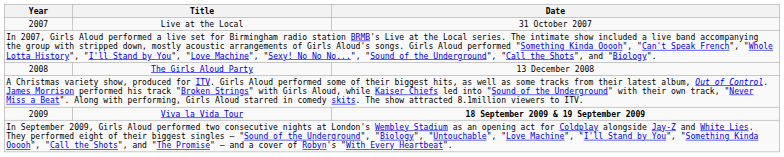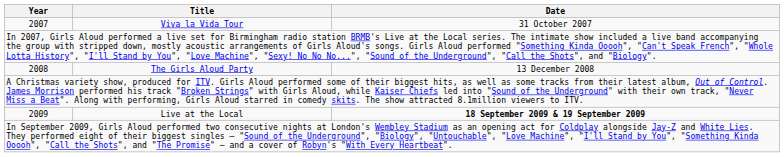(202, 24) Live at the Local -> (202, 24) Viva la Vida Tour
(202, 114) Viva la Vida Tour -> (202, 114) Live at the Local
